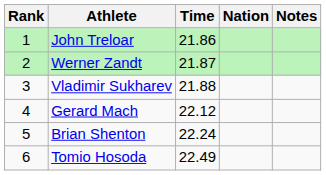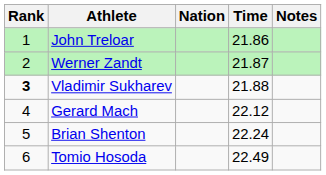columns swapped: (246, 16) <-> (197, 16)
(26, 87) normal -> (26, 87) bold
